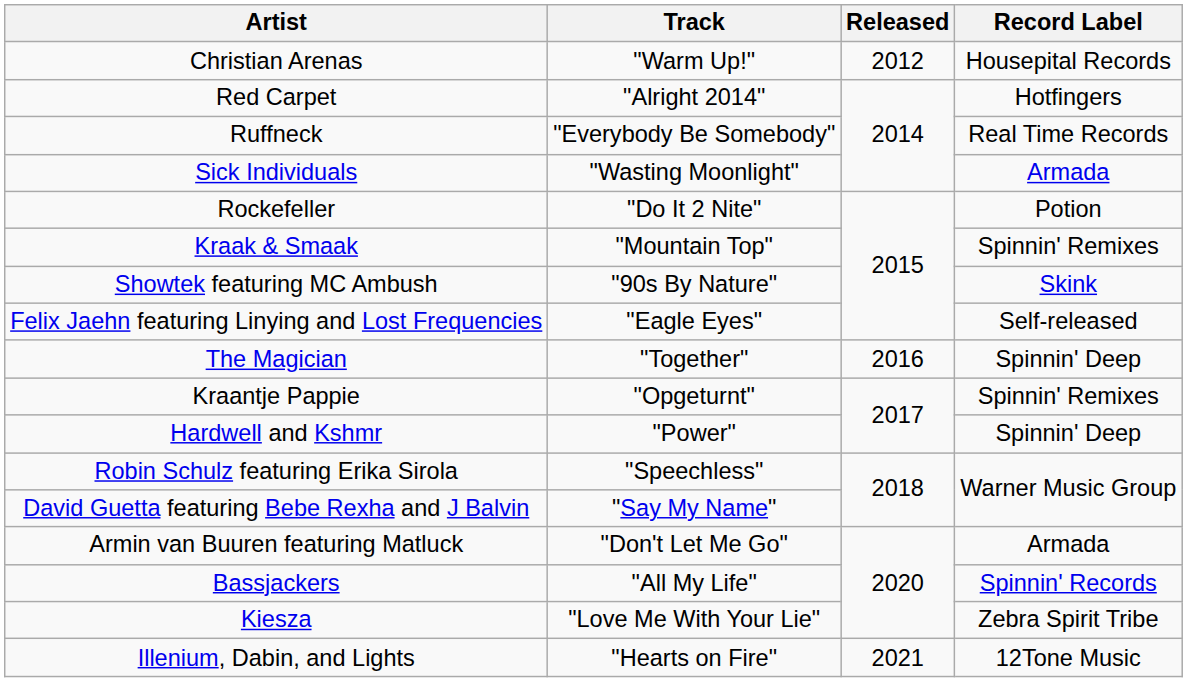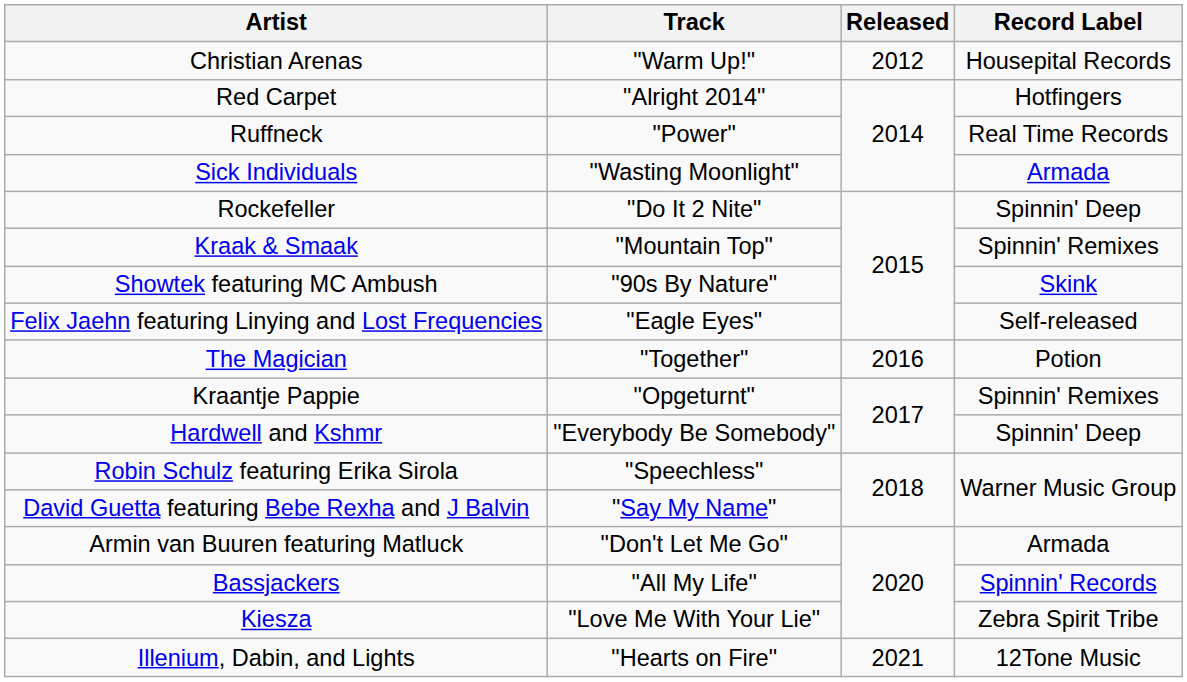(694, 135) "Everybody Be Somebody" -> (694, 135) "Power"
(1068, 209) Potion -> (1068, 209) Spinnin' Deep
(1068, 358) Spinnin' Deep -> (1068, 358) Potion
(694, 433) "Power" -> (694, 433) "Everybody Be Somebody"
